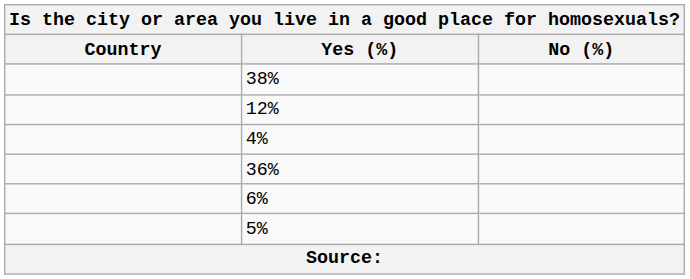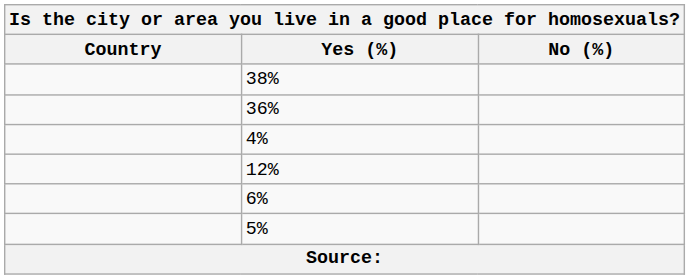rows swapped: (262, 169) <-> (262, 109)
